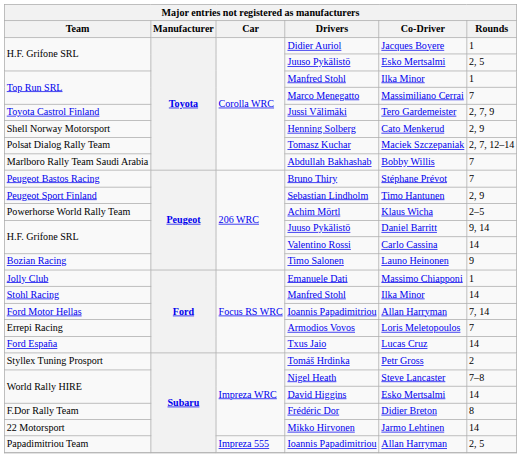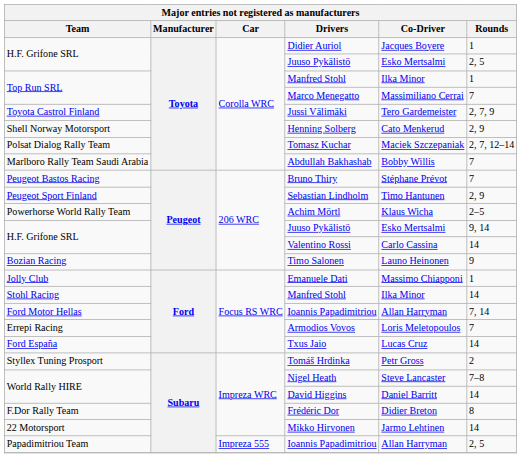(409, 228) Daniel Barritt -> (413, 228) Esko Mertsalmi
(413, 394) Esko Mertsalmi -> (409, 394) Daniel Barritt
